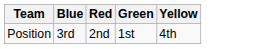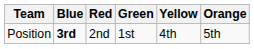+ column: (225, 14)
(66, 33) normal -> (66, 33) bold
